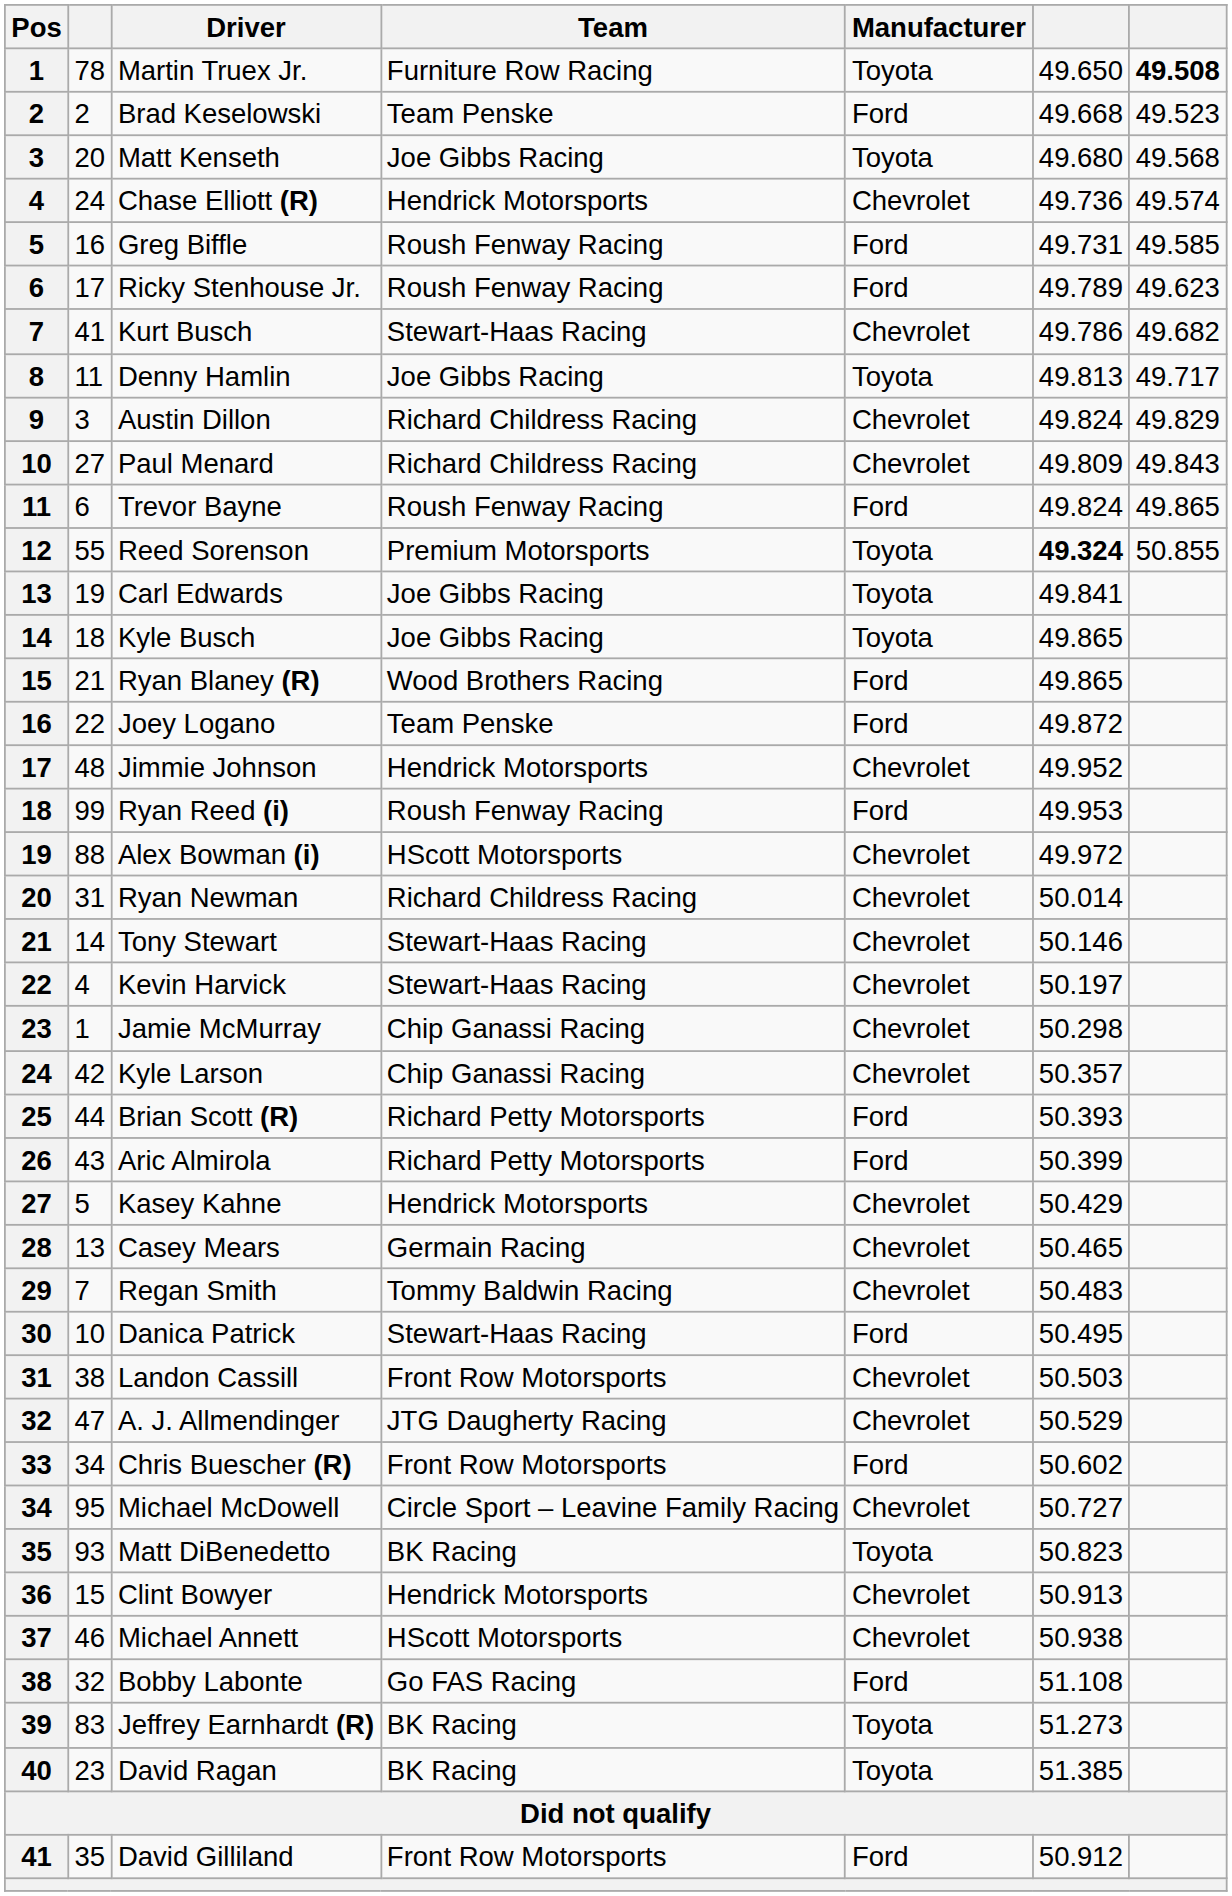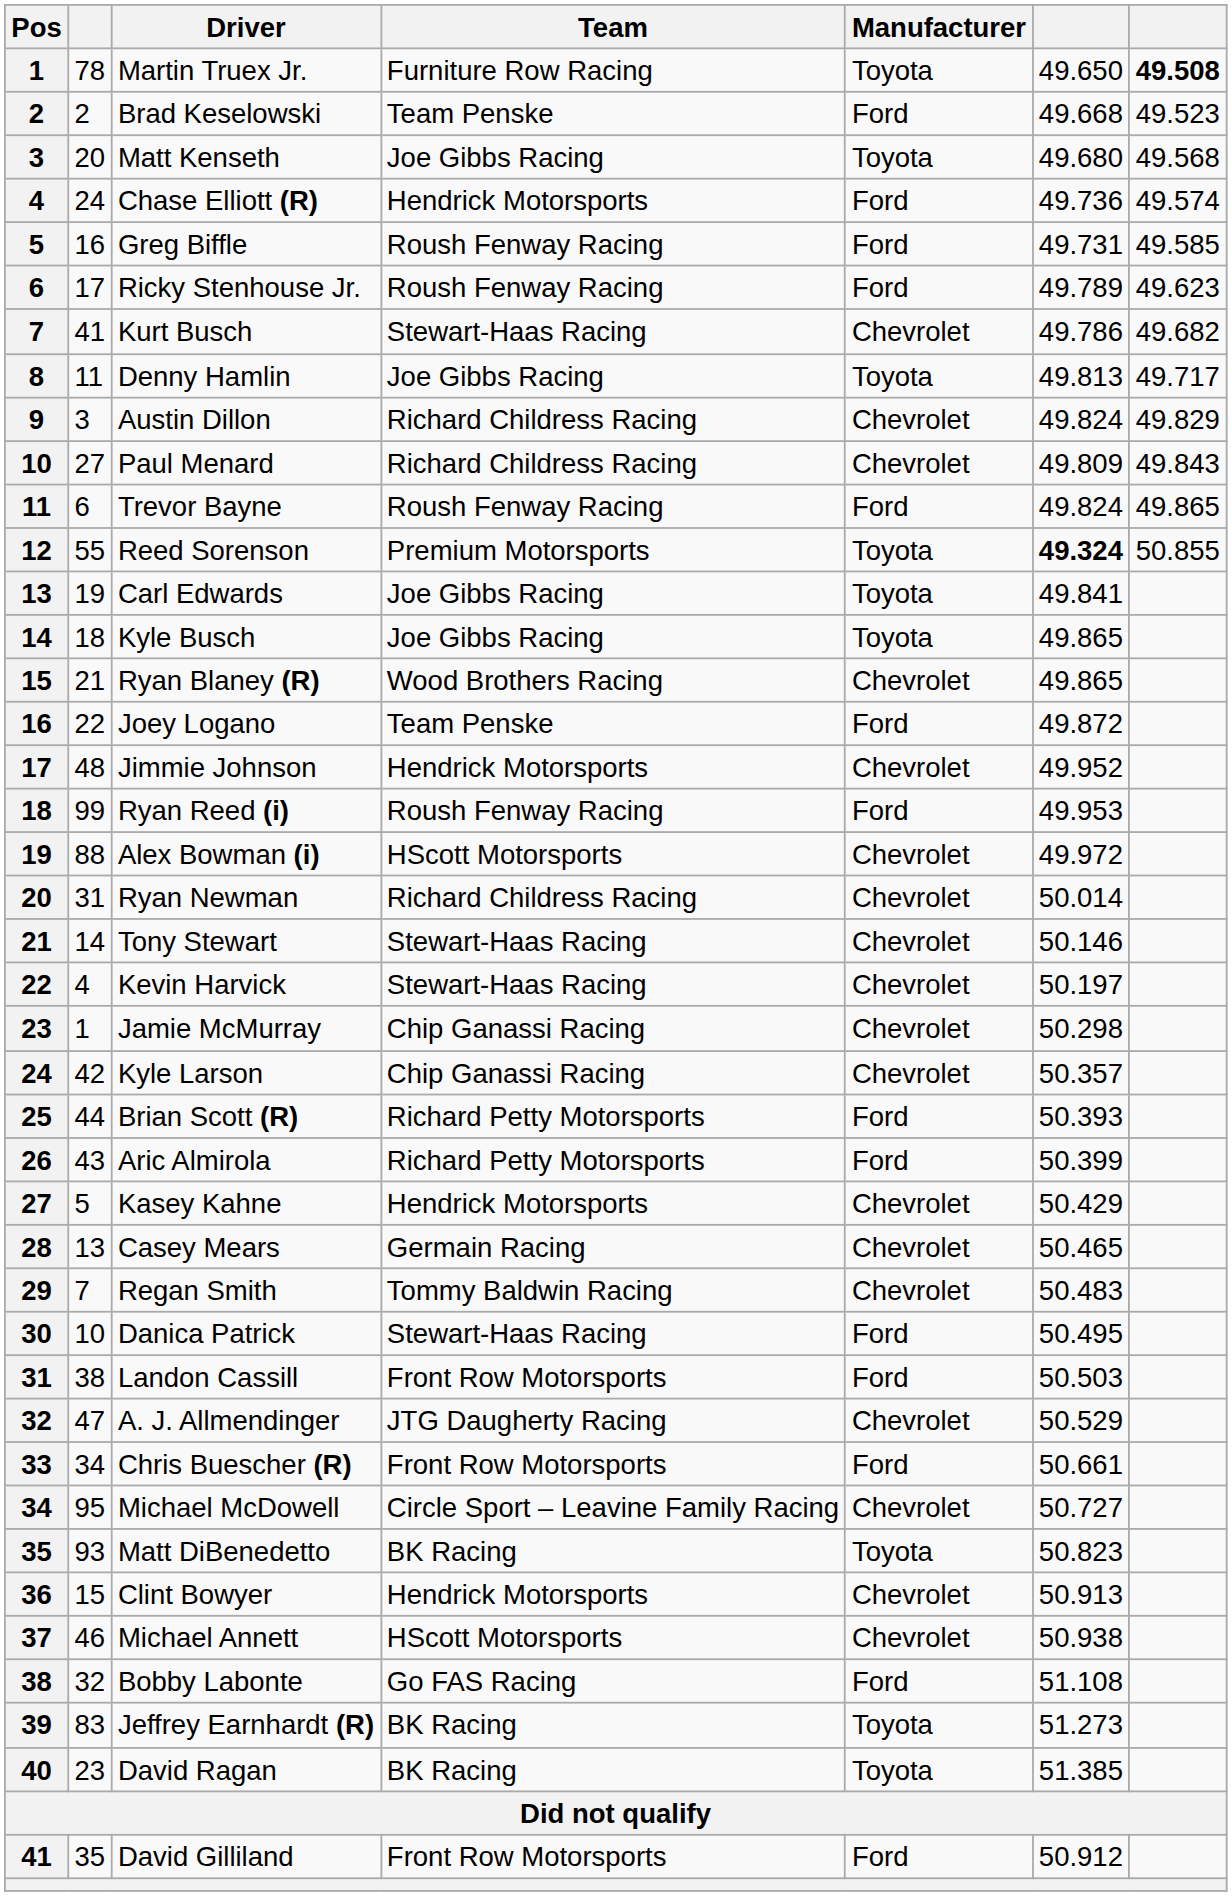(911, 201) Chevrolet -> (880, 201) Ford
(880, 680) Ford -> (911, 680) Chevrolet
(911, 1377) Chevrolet -> (880, 1377) Ford
(1081, 1464) 50.602 -> (1081, 1464) 50.661
